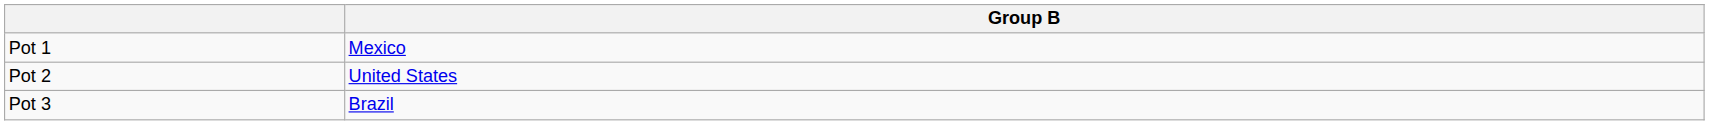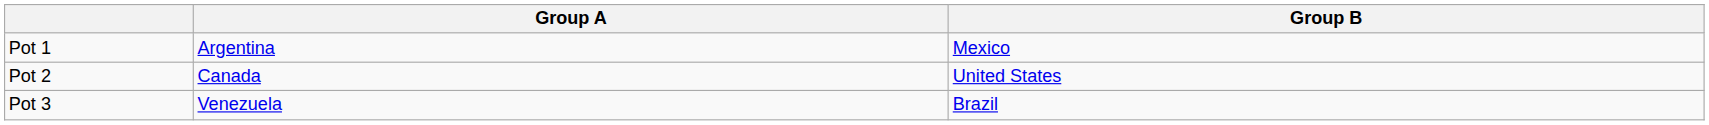+ column: (571, 18)
